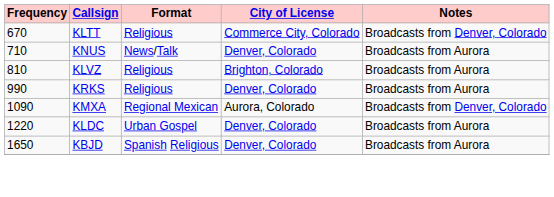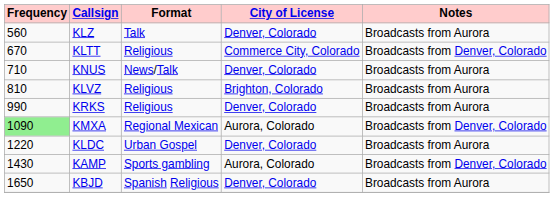+ row: (83, 32)
(20, 107) no background -> (20, 126) lightgreen background
+ row: (89, 164)
